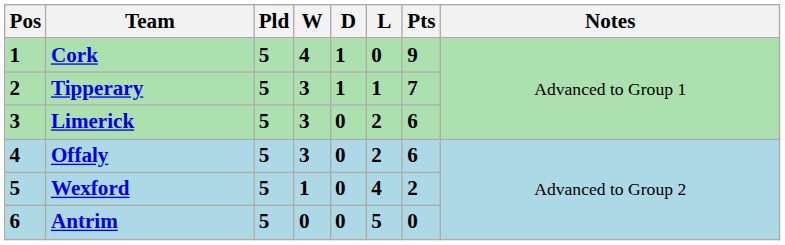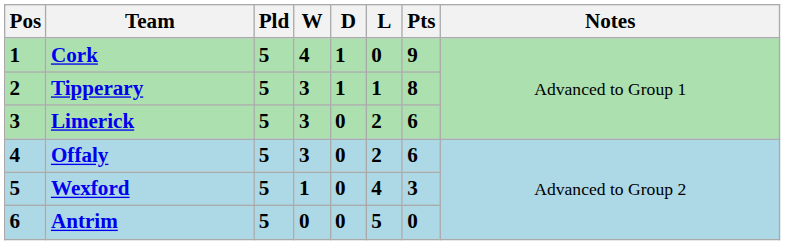(413, 88) 7 -> (413, 88) 8
(413, 188) 2 -> (413, 188) 3
